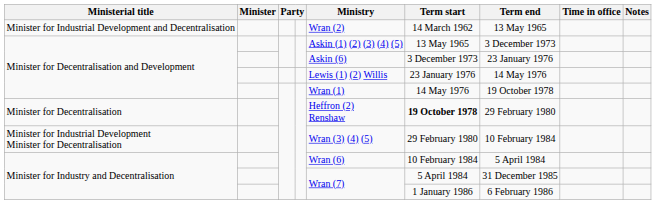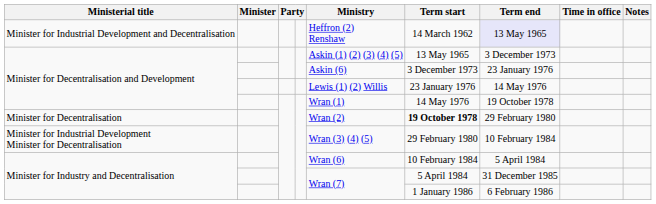(327, 28) Wran (2) -> (331, 33) Heffron (2) Renshaw
(520, 28) no background -> (520, 33) lavender background
(331, 112) Heffron (2) Renshaw -> (327, 117) Wran (2)
